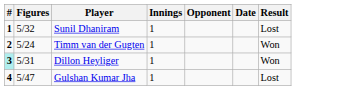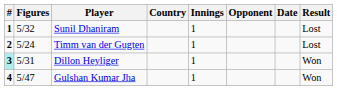+ column: (168, 12)
(270, 45) Won -> (311, 45) Lost
(270, 77) Lost -> (312, 77) Won
